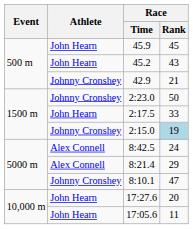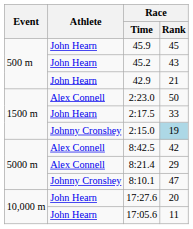(86, 80) Johnny Cronshey -> (74, 80) John Hearn
(86, 97) Johnny Cronshey -> (78, 97) Alex Connell
(174, 148) 24 -> (174, 148) 42
